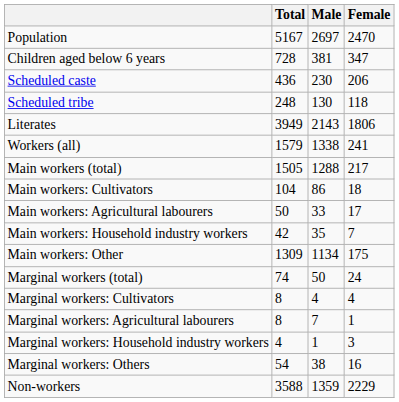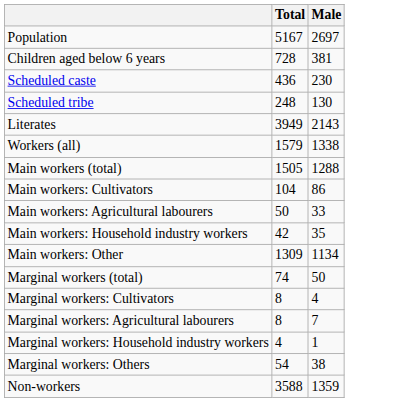- column: (369, 15)
